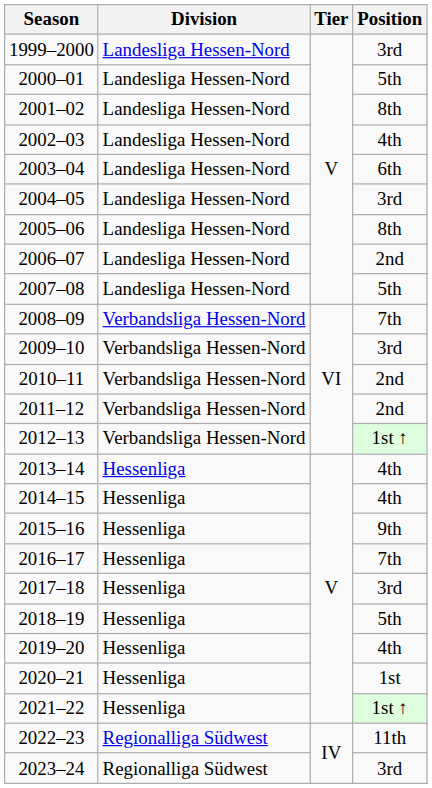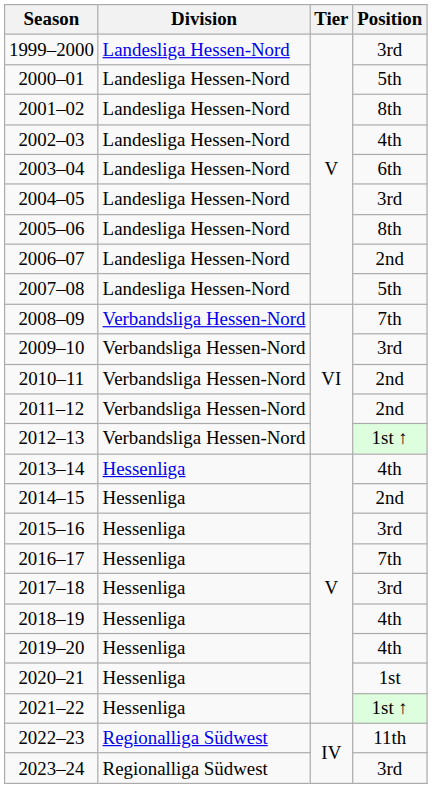(390, 498) 4th -> (390, 498) 2nd
(390, 528) 9th -> (390, 528) 3rd
(390, 618) 5th -> (390, 618) 4th
